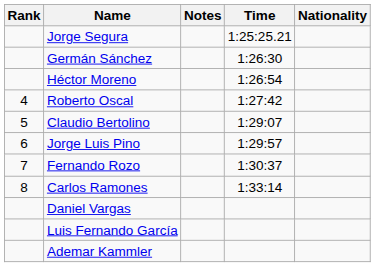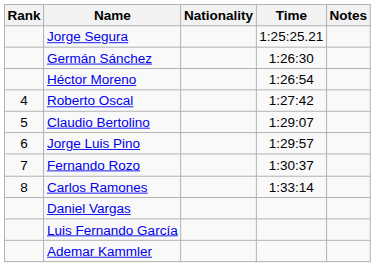columns swapped: (333, 15) <-> (203, 15)
